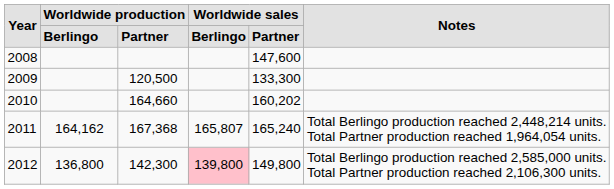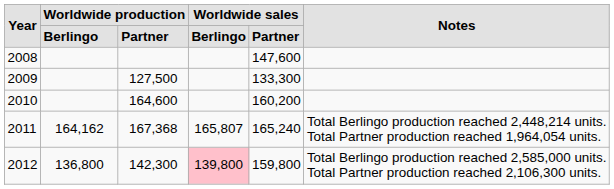(153, 79) 120,500 -> (153, 79) 127,500
(153, 100) 164,660 -> (153, 100) 164,600
(276, 100) 160,202 -> (276, 100) 160,200
(276, 165) 149,800 -> (276, 165) 159,800
